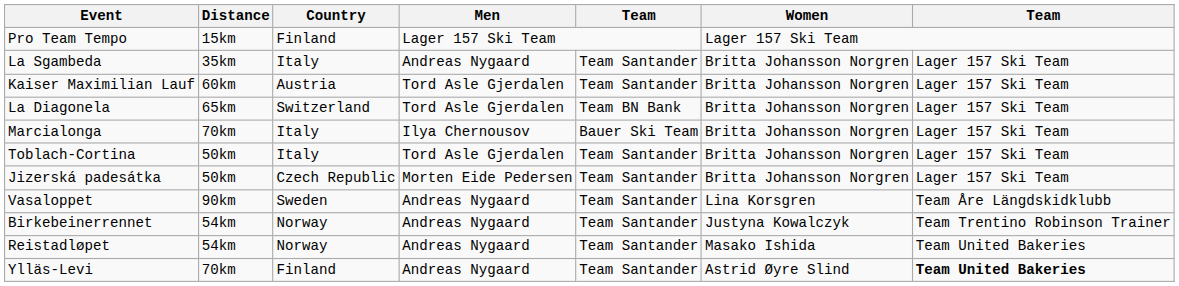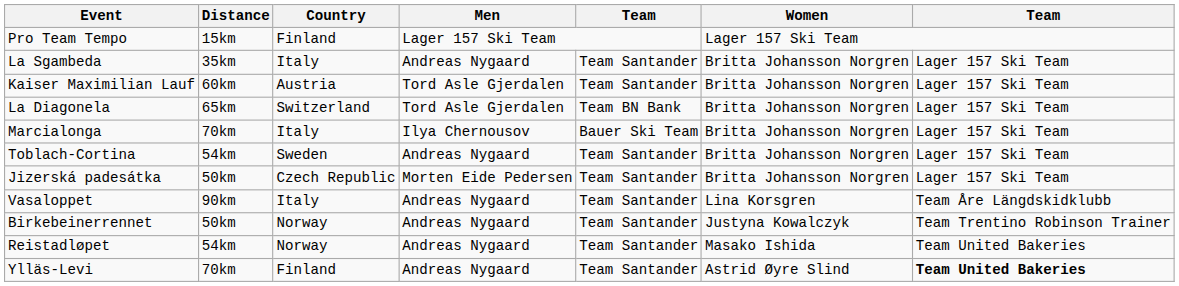(219, 155) 50km -> (219, 155) 54km
(298, 155) Italy -> (302, 155) Sweden
(483, 155) Tord Asle Gjerdalen -> (466, 155) Andreas Nygaard
(302, 201) Sweden -> (298, 201) Italy
(219, 224) 54km -> (219, 224) 50km
